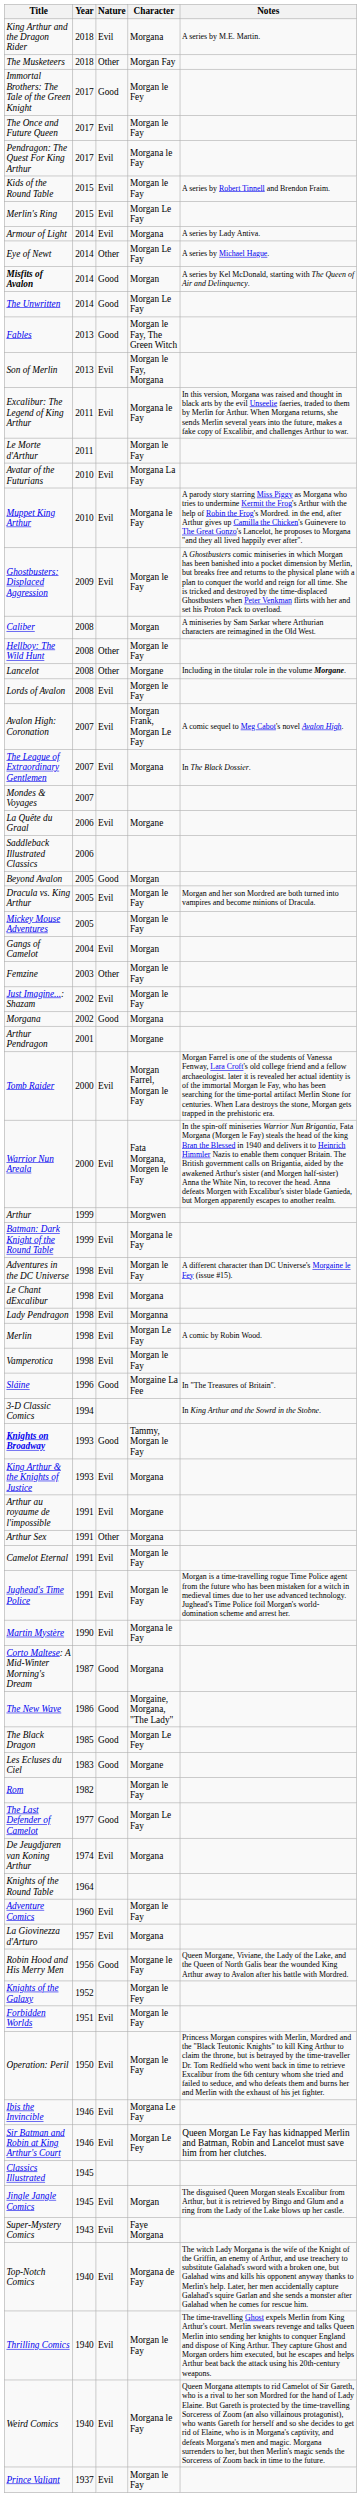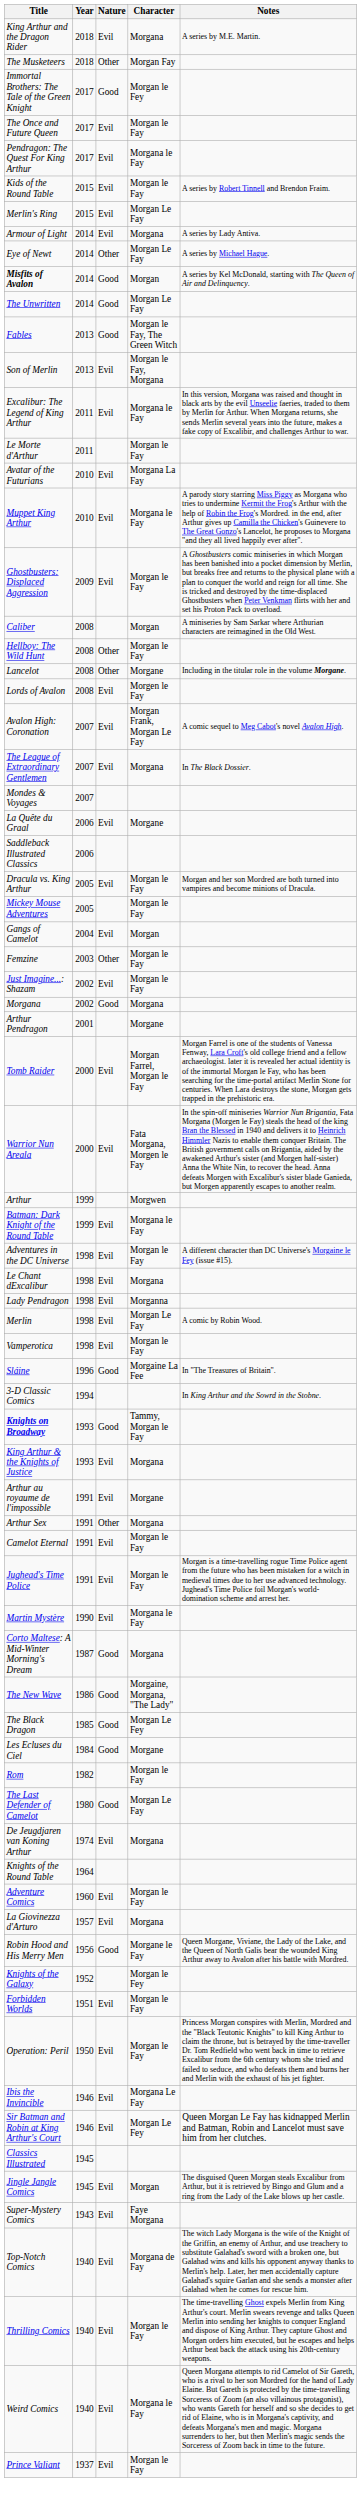- row: (34, 878)
(84, 1765) 1983 -> (84, 1750) 1984
(84, 1820) 1977 -> (84, 1805) 1980
